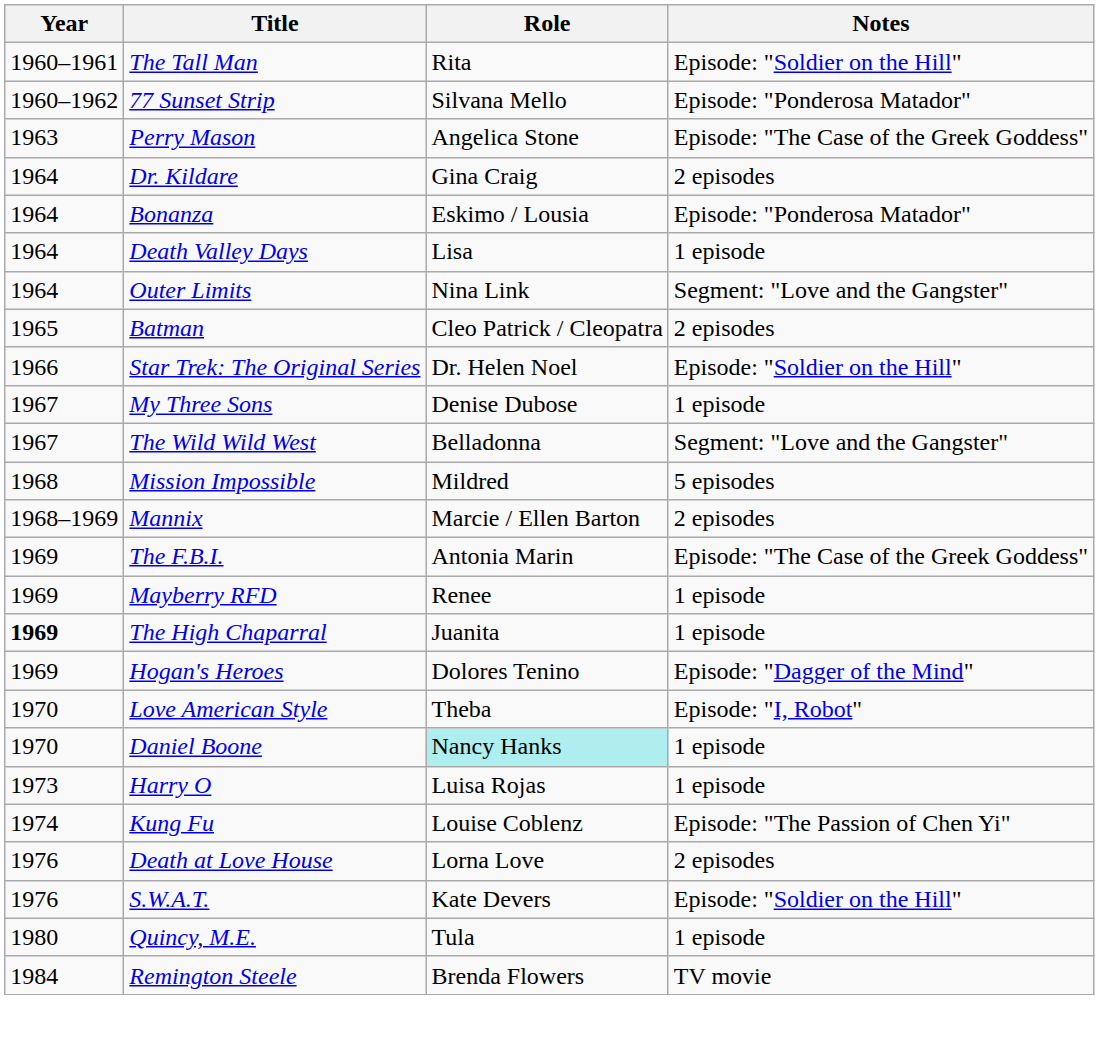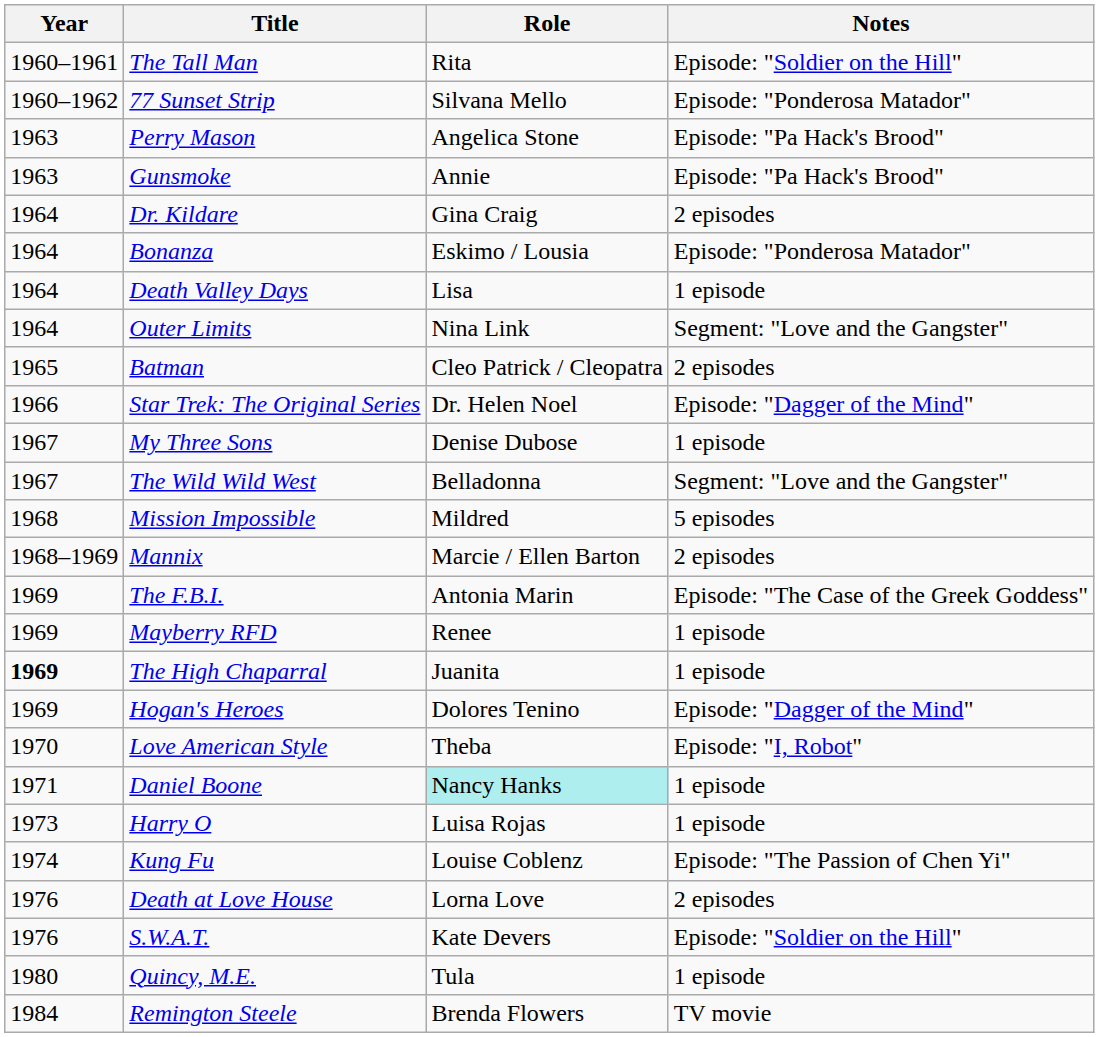(881, 137) Episode: "The Case of the Greek Goddess" -> (809, 137) Episode: "Pa Hack's Brood"
+ row: (180, 175)
(818, 366) Episode: "Soldier on the Hill" -> (824, 404) Episode: "Dagger of the Mind"
(34, 746) 1970 -> (34, 784) 1971
